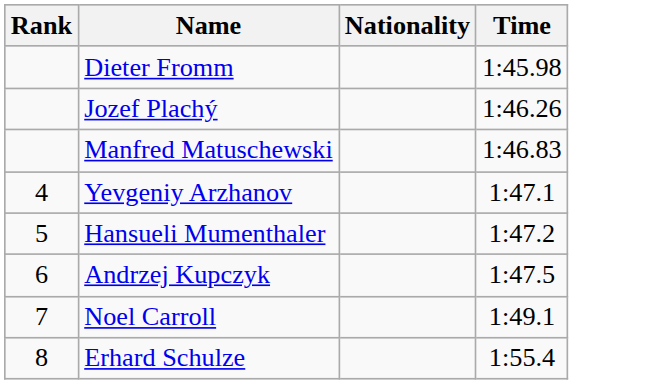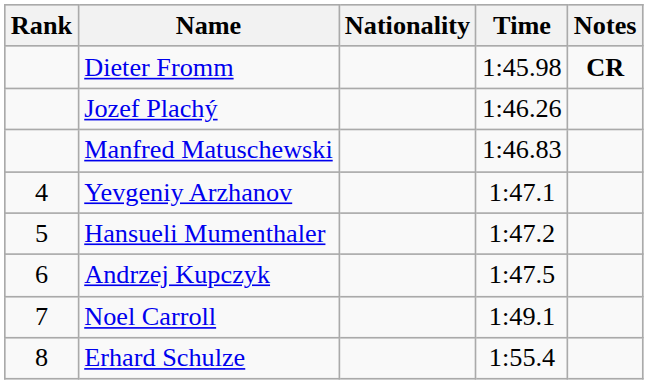+ column: (605, 25)
